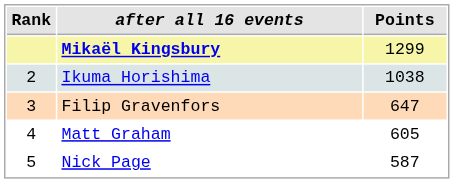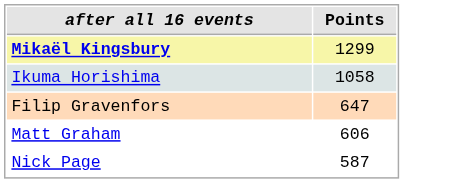- column: (31, 20)
(405, 78) 1038 -> (355, 78) 1058
(405, 134) 605 -> (355, 134) 606
